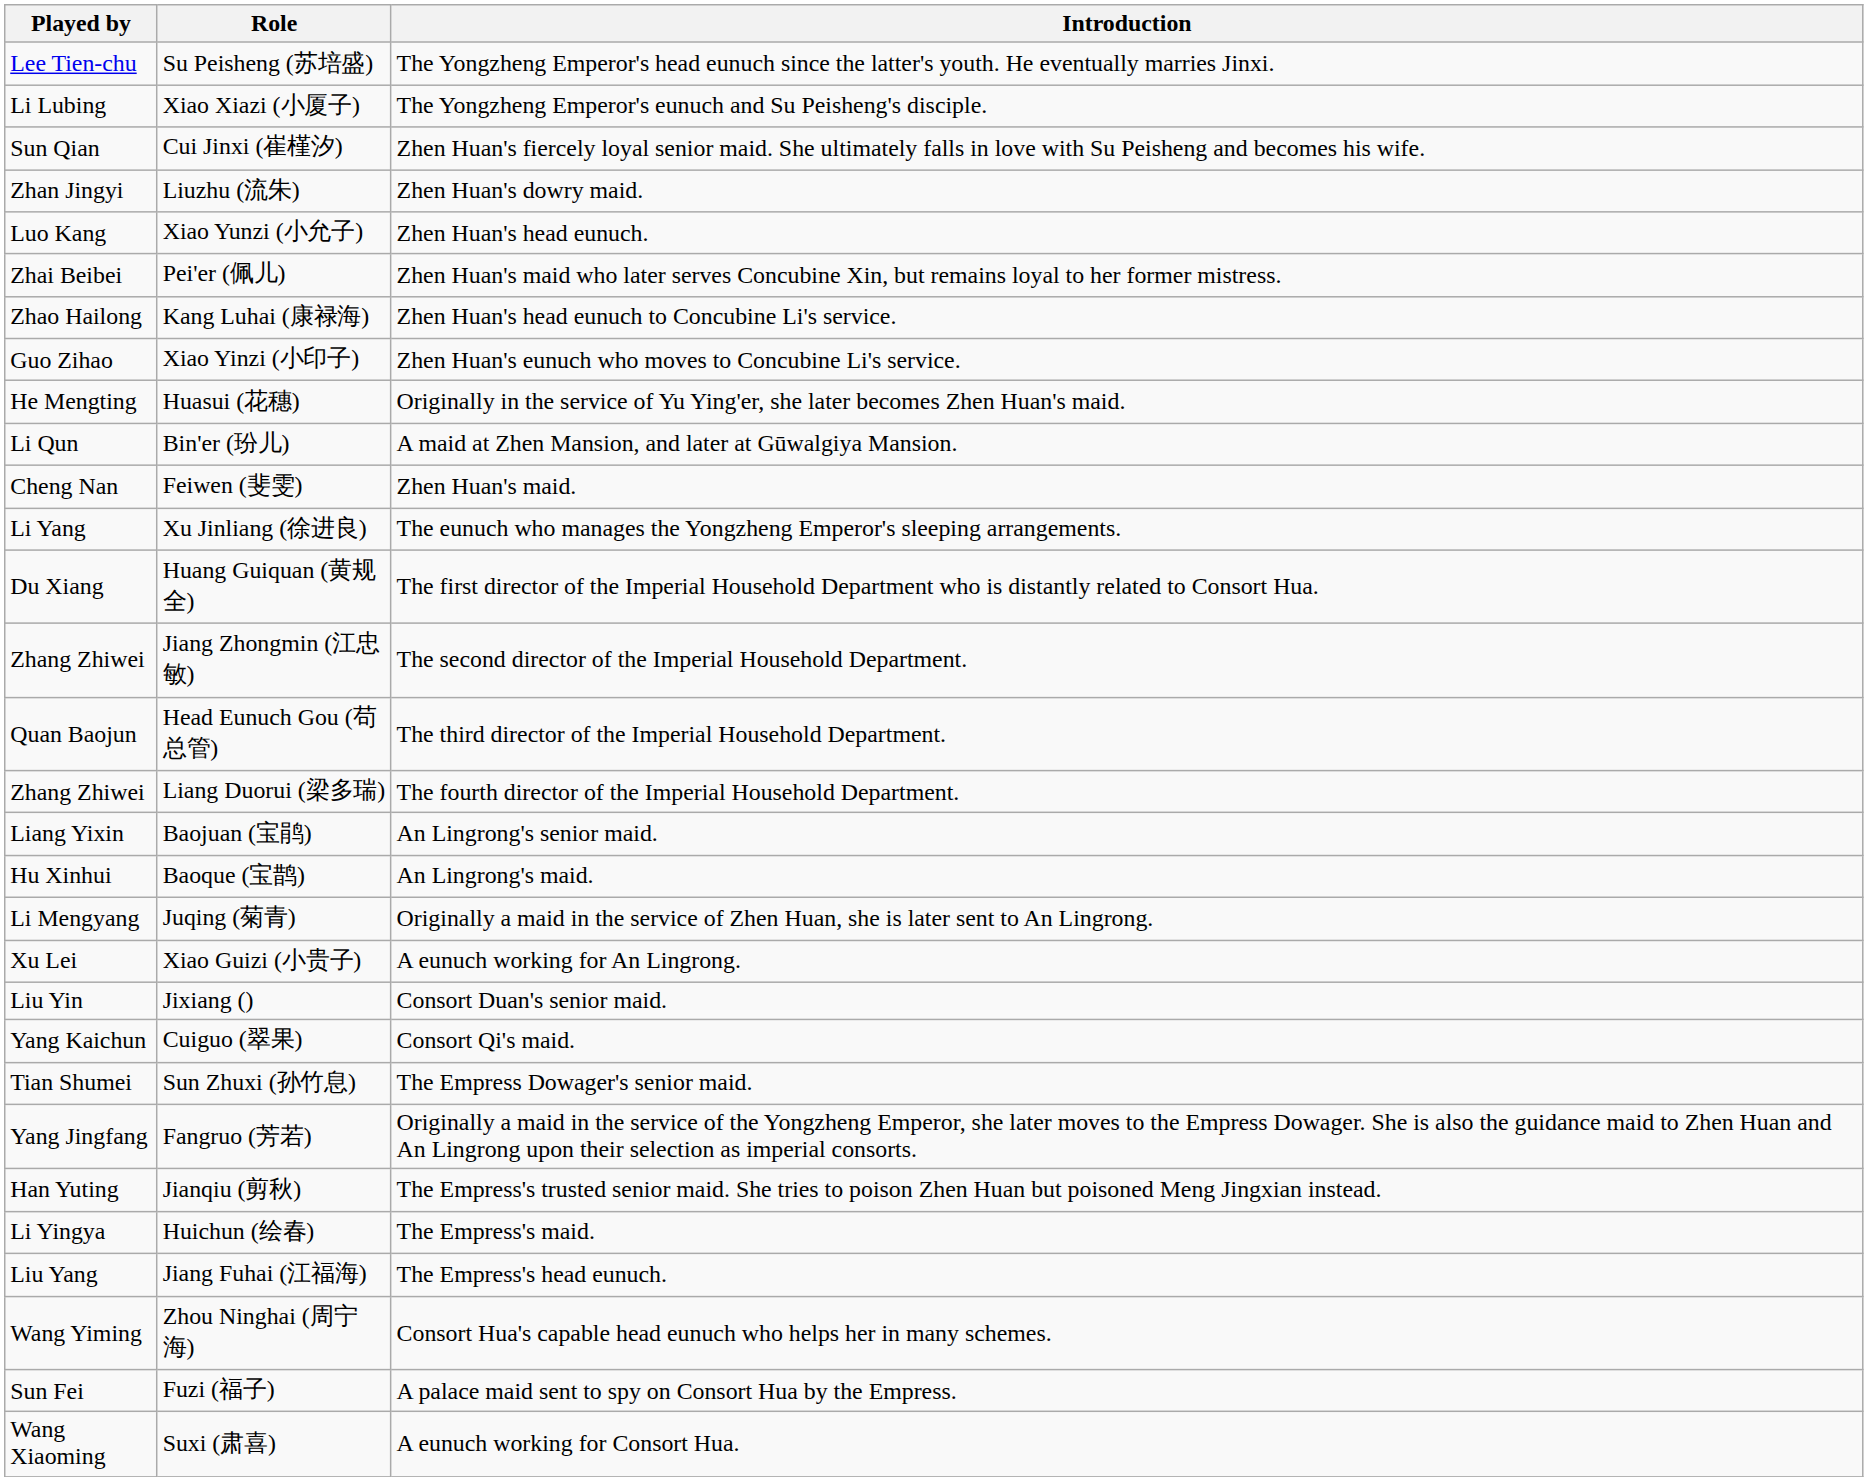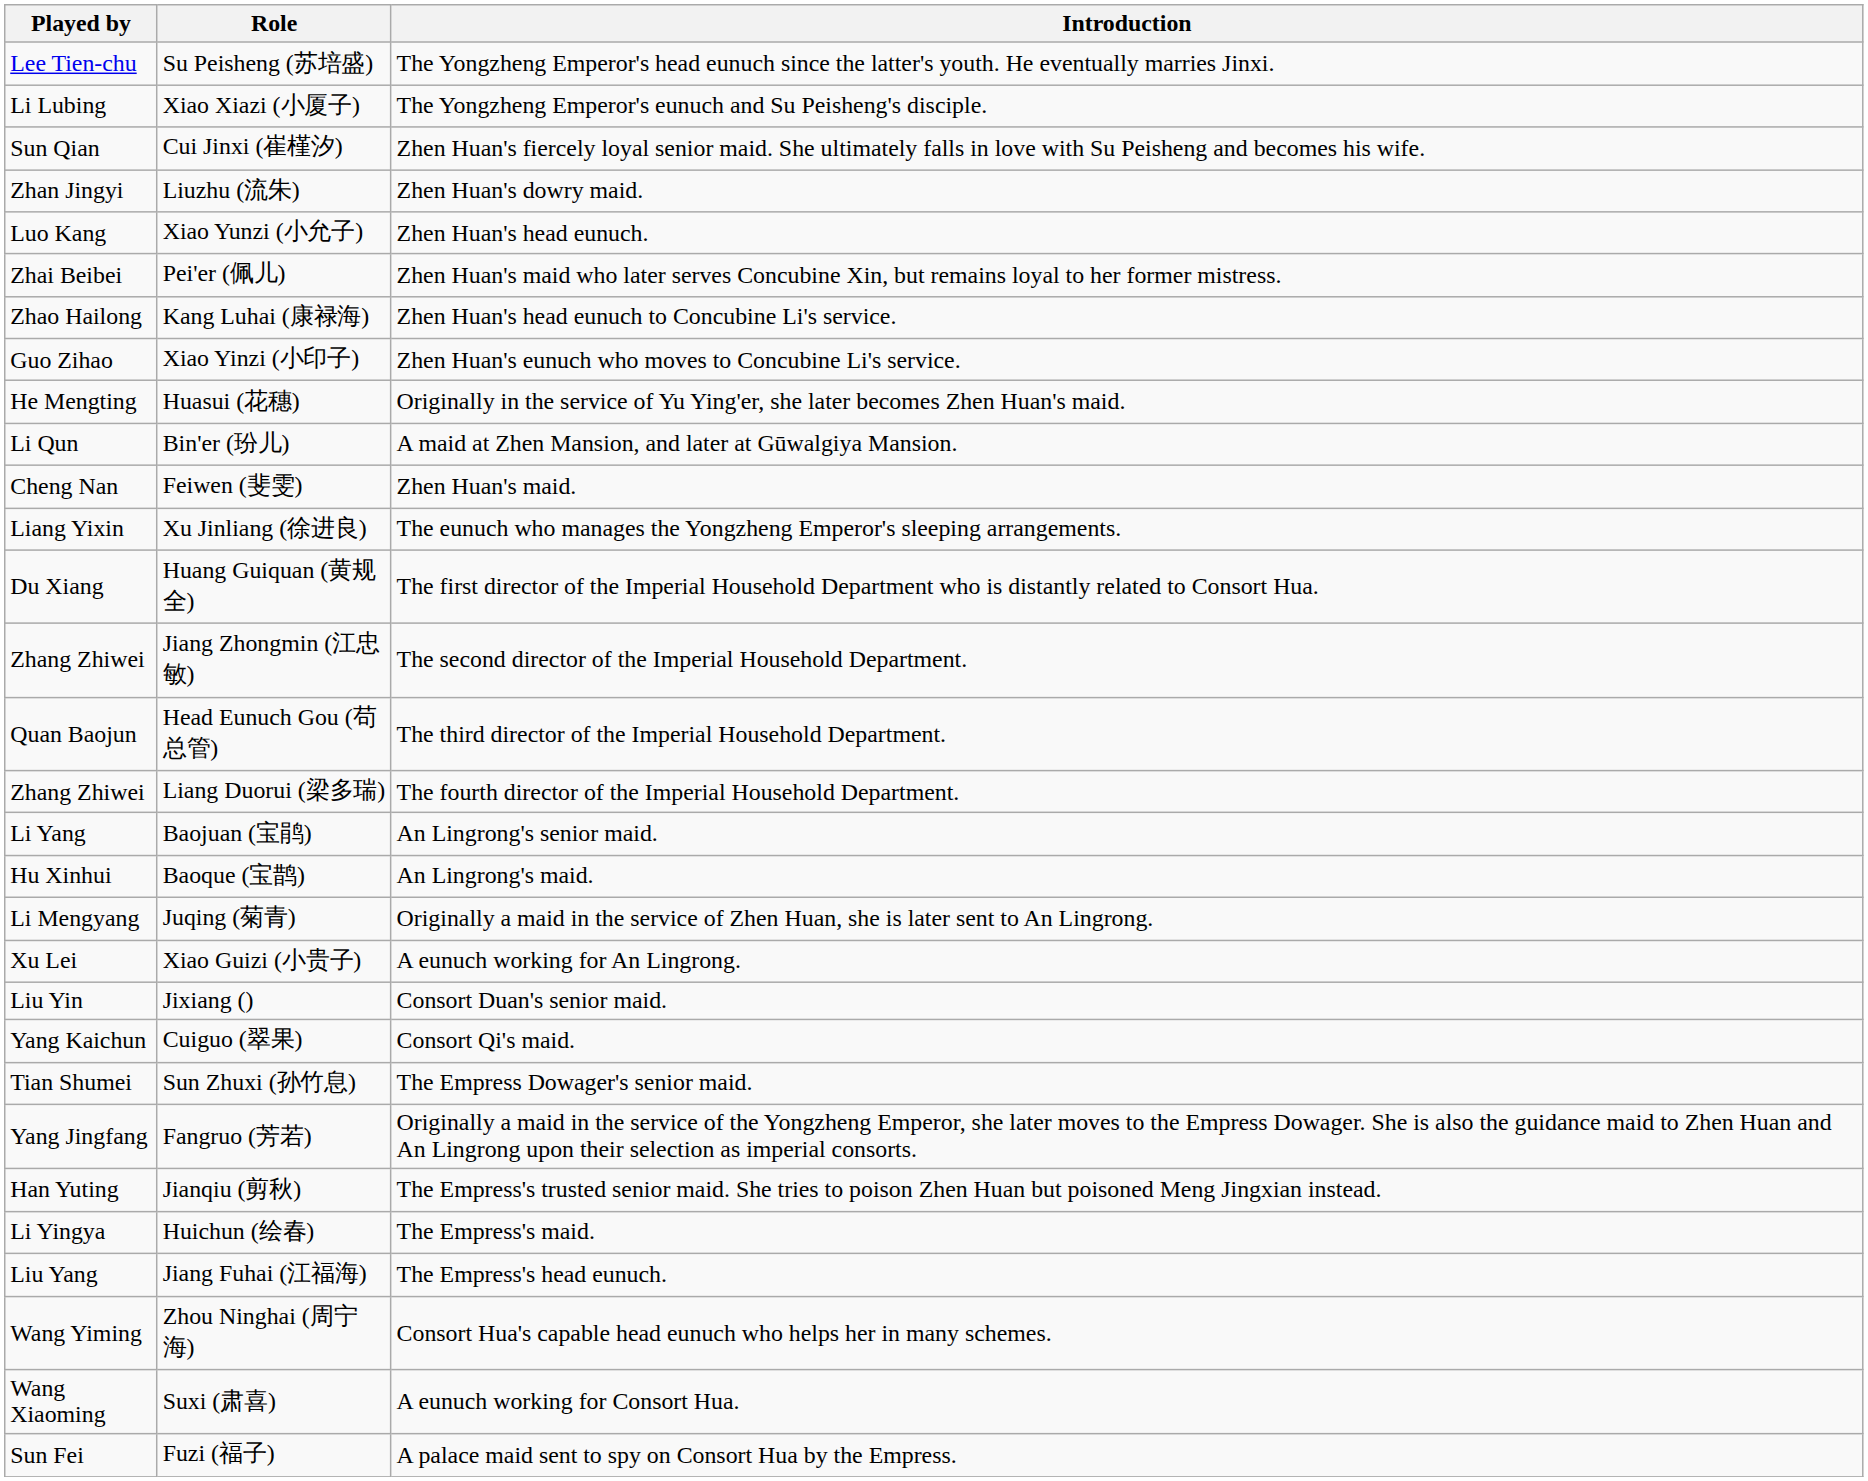(48, 528) Li Yang -> (67, 528) Liang Yixin
(67, 833) Liang Yixin -> (48, 833) Li Yang
rows swapped: (219, 1443) <-> (219, 1389)
